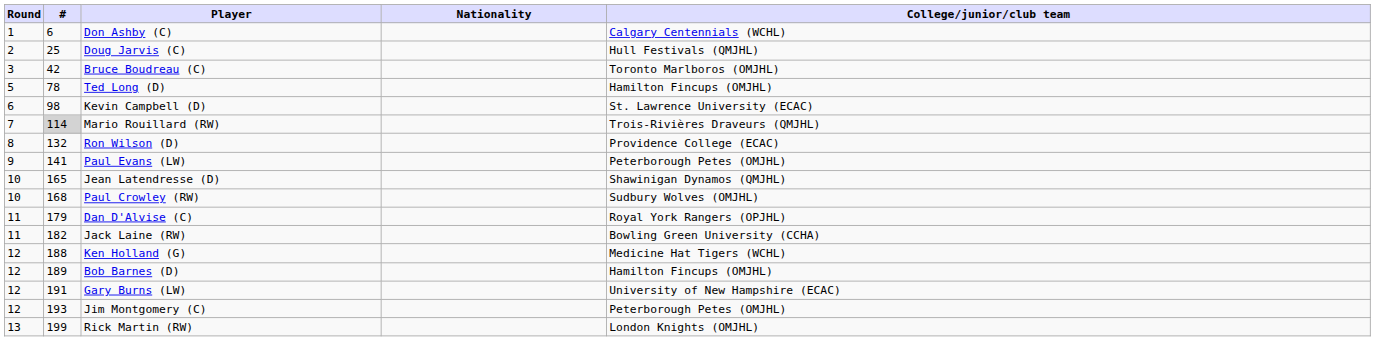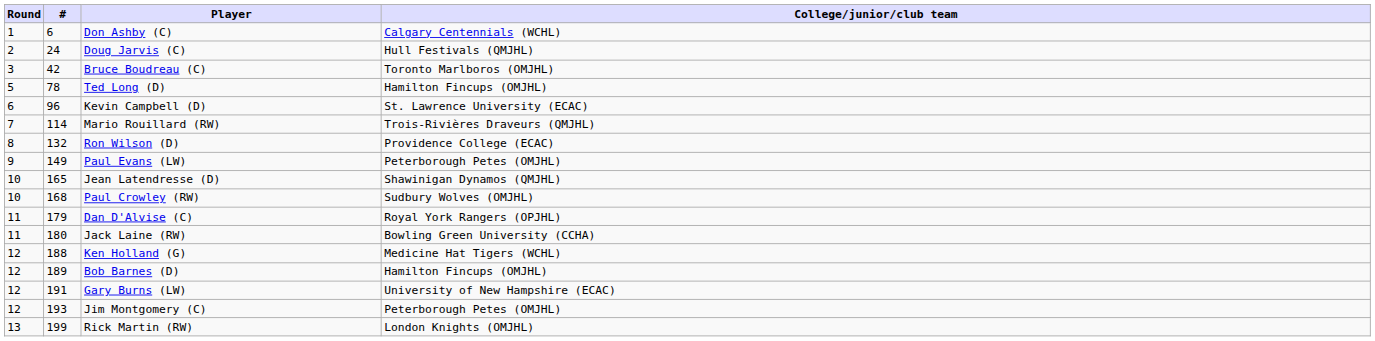- column: (494, 14)
(53, 51) 25 -> (53, 51) 24
(53, 106) 98 -> (53, 106) 96
(57, 124) lightgrey background -> (57, 124) no background
(57, 161) 141 -> (57, 161) 149
(57, 235) 182 -> (57, 235) 180
